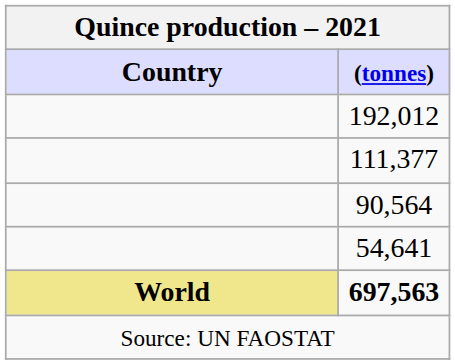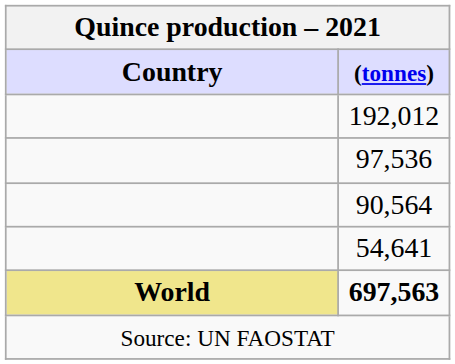- row: (394, 159)
+ row: (394, 159)
